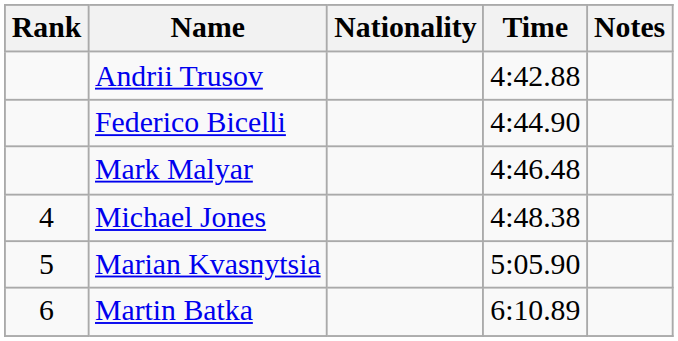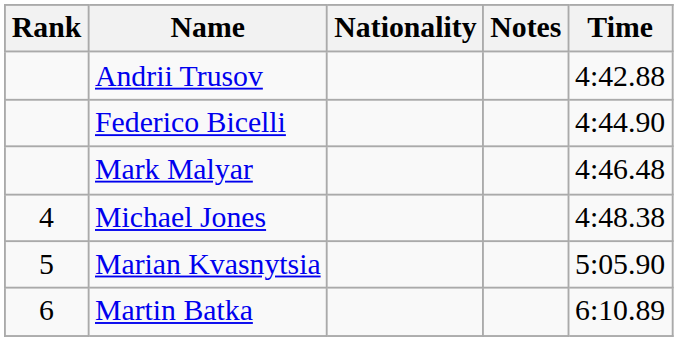columns swapped: (535, 28) <-> (630, 28)
